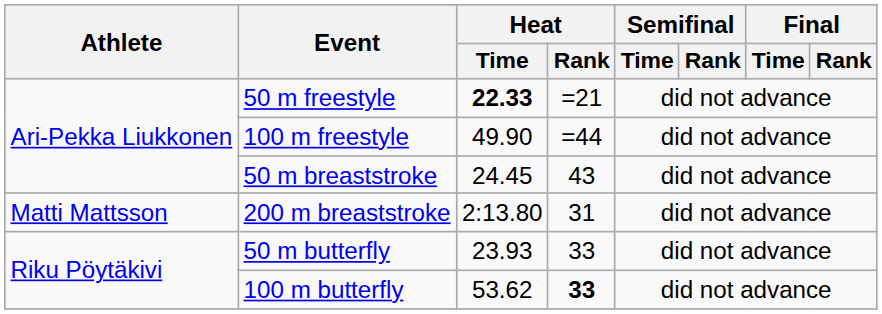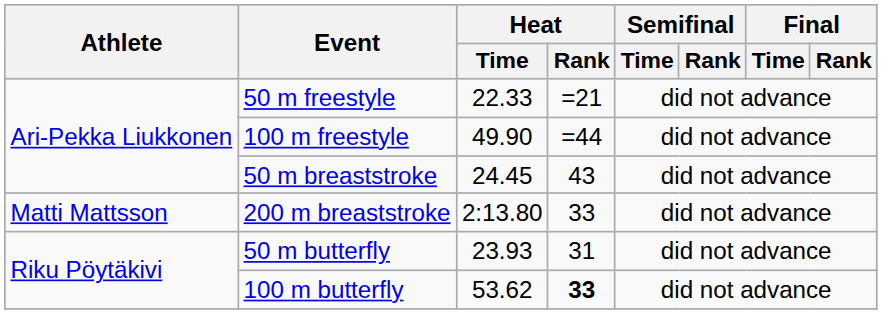(502, 99) bold -> (502, 99) normal
(582, 213) 31 -> (582, 213) 33
(582, 252) 33 -> (582, 252) 31
